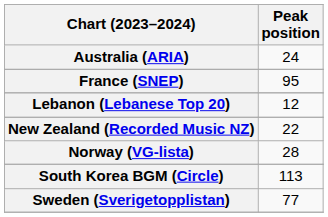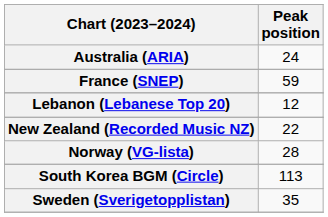(291, 81) 95 -> (291, 81) 59
(291, 200) 77 -> (291, 200) 35
